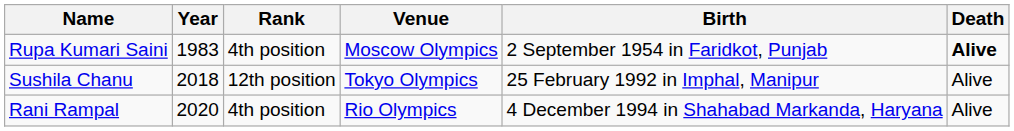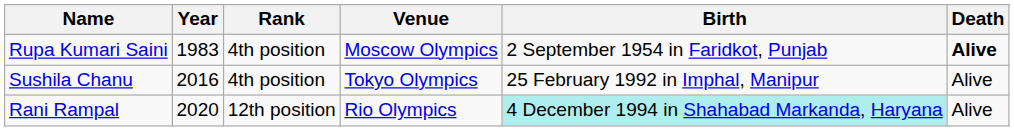(198, 79) 2018 -> (198, 79) 2016
(282, 79) 12th position -> (276, 79) 4th position
(276, 110) 4th position -> (282, 110) 12th position
(725, 110) no background -> (725, 110) paleturquoise background
